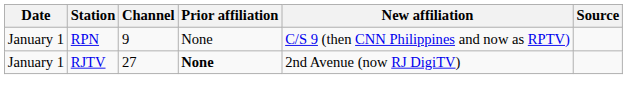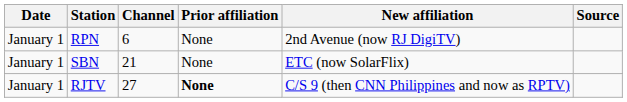(126, 39) 9 -> (126, 39) 6
(428, 39) C/S 9 (then CNN Philippines and now as RPTV) -> (373, 39) 2nd Avenue (now RJ DigiTV)
+ row: (85, 62)
(373, 62) 2nd Avenue (now RJ DigiTV) -> (428, 85) C/S 9 (then CNN Philippines and now as RPTV)
